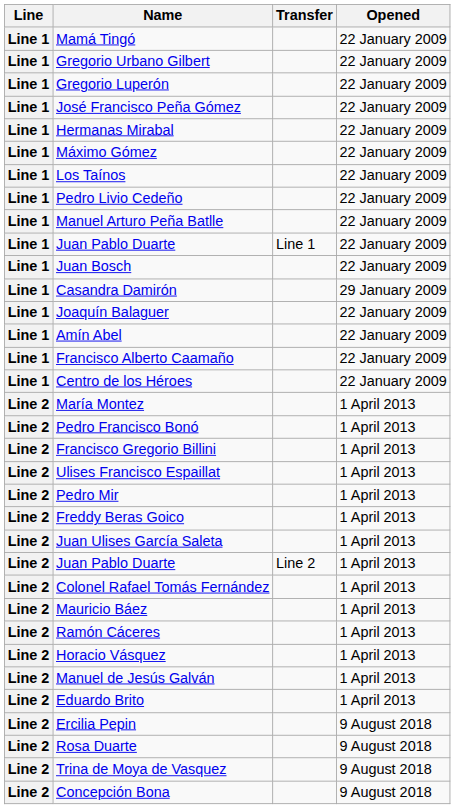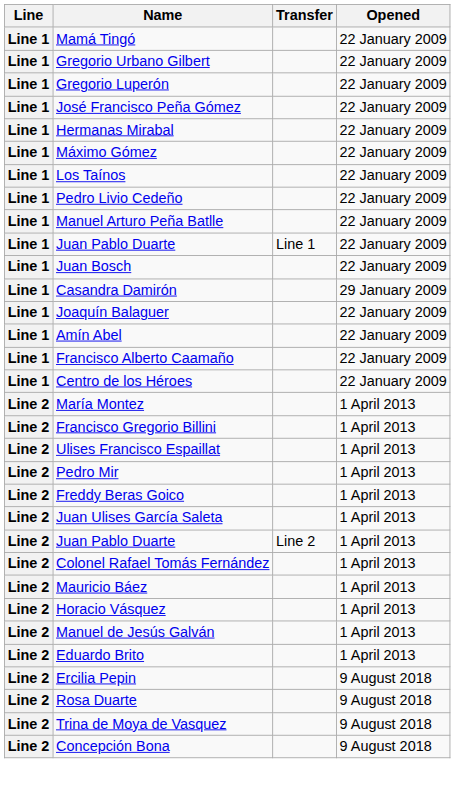- row: (127, 426)
- row: (108, 632)
